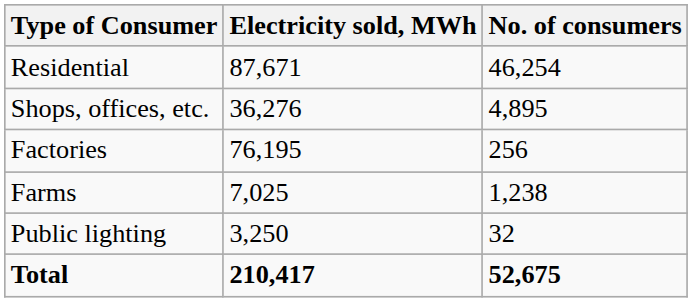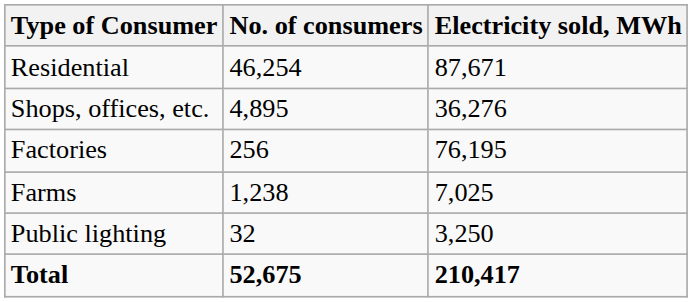columns swapped: (585, 25) <-> (353, 25)
